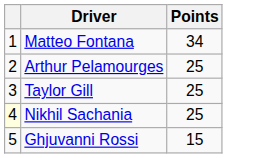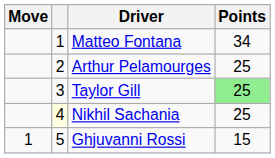+ column: (28, 16)
(195, 90) no background -> (242, 90) lightgreen background
